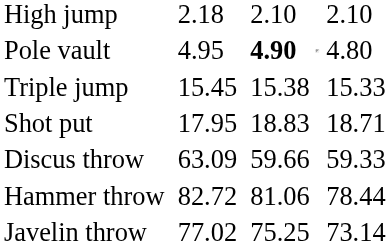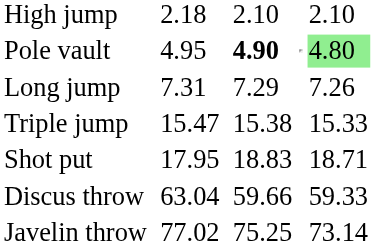(349, 50) no background -> (332, 50) lightgreen background
+ row: (62, 87)
(207, 87) 15.45 -> (190, 123) 15.47
(207, 159) 63.09 -> (190, 195) 63.04
- row: (84, 195)
